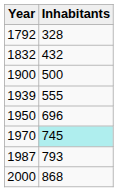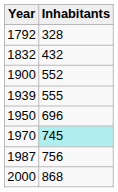(52, 75) 500 -> (52, 75) 552
(52, 156) 793 -> (52, 156) 756
